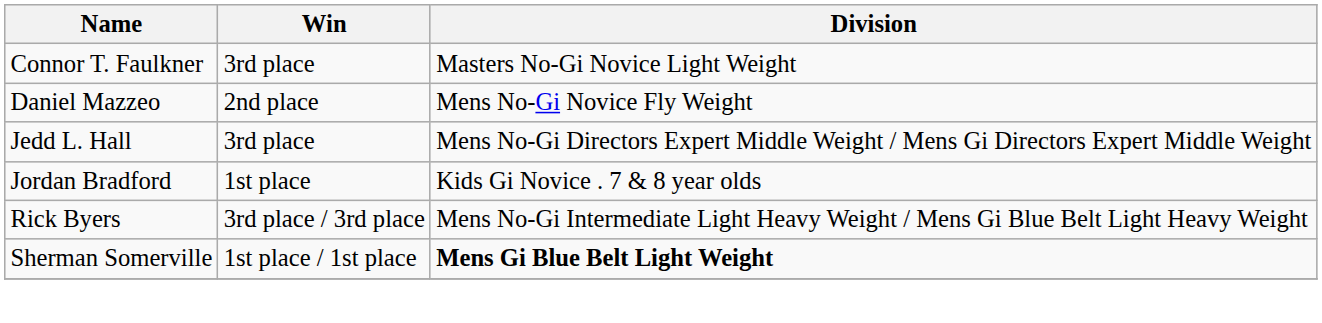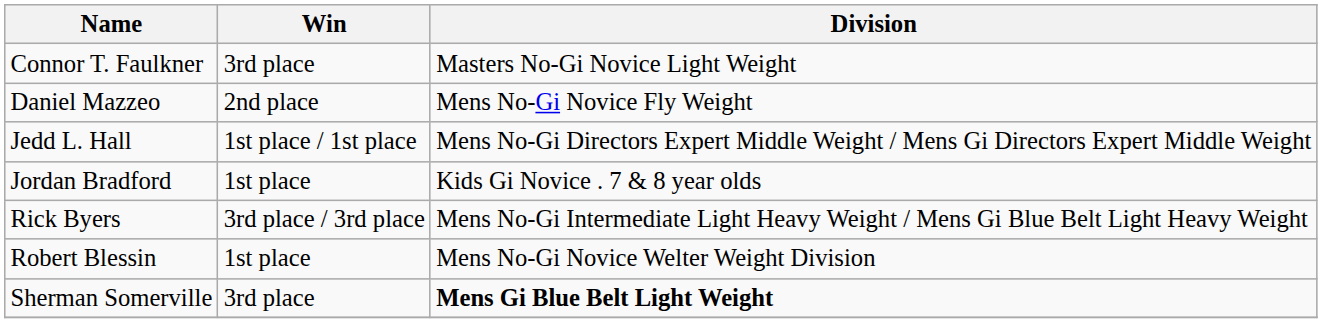(269, 141) 3rd place -> (320, 141) 1st place / 1st place
+ row: (83, 258)
(320, 258) 1st place / 1st place -> (269, 297) 3rd place
